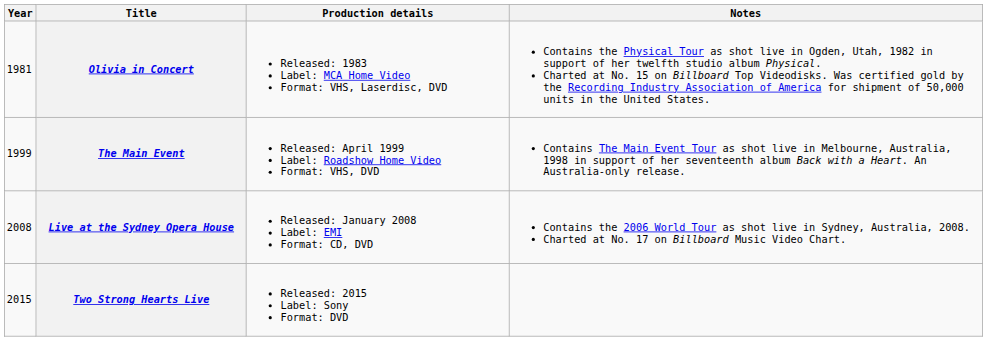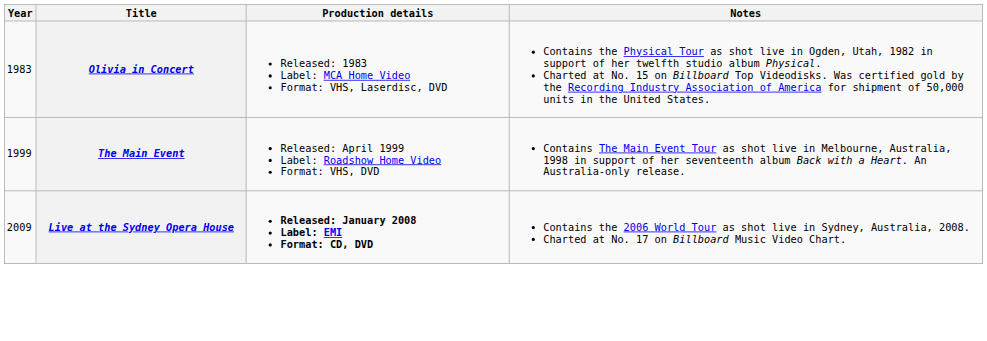(19, 69) 1981 -> (19, 69) 1983
(19, 227) 2008 -> (19, 227) 2009
(378, 233) normal -> (378, 233) bold
- row: (141, 300)
